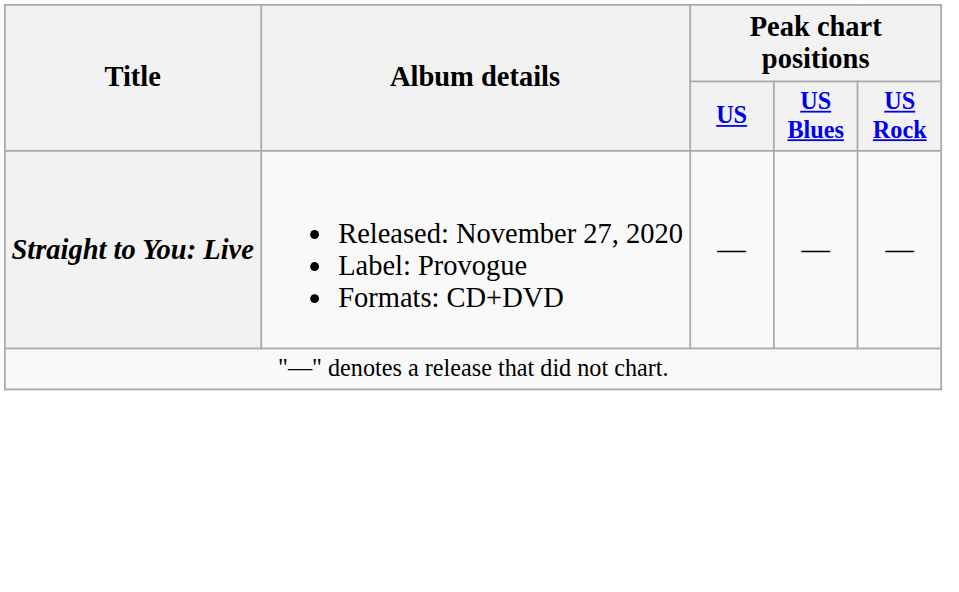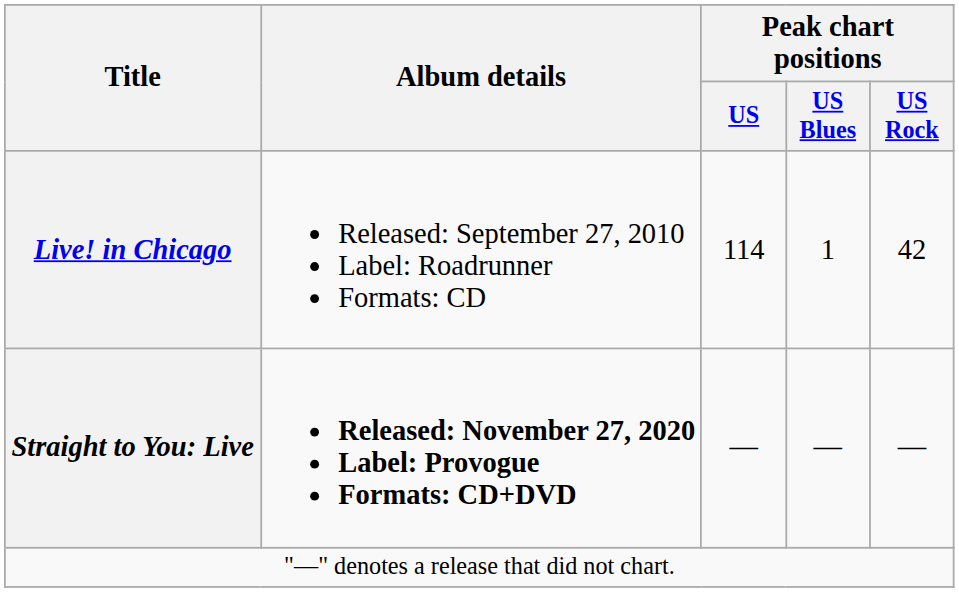+ row: (133, 249)
(475, 266) normal -> (481, 464) bold
